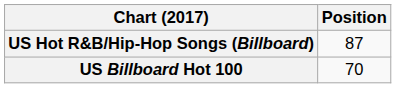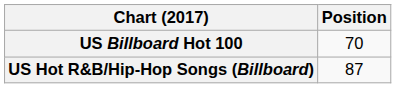rows swapped: (161, 69) <-> (161, 43)
